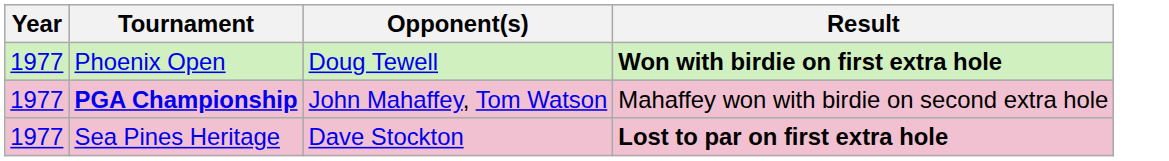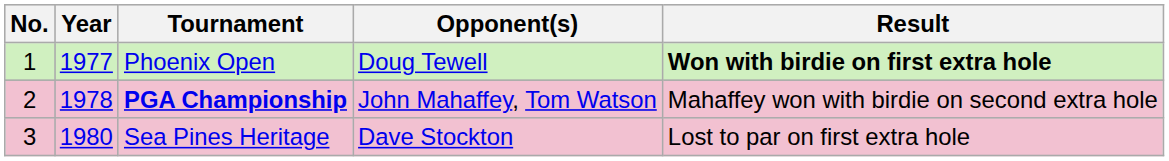+ column: (30, 24)
(37, 99) 1977 -> (86, 99) 1978
(37, 137) 1977 -> (86, 137) 1980
(783, 137) bold -> (819, 137) normal
